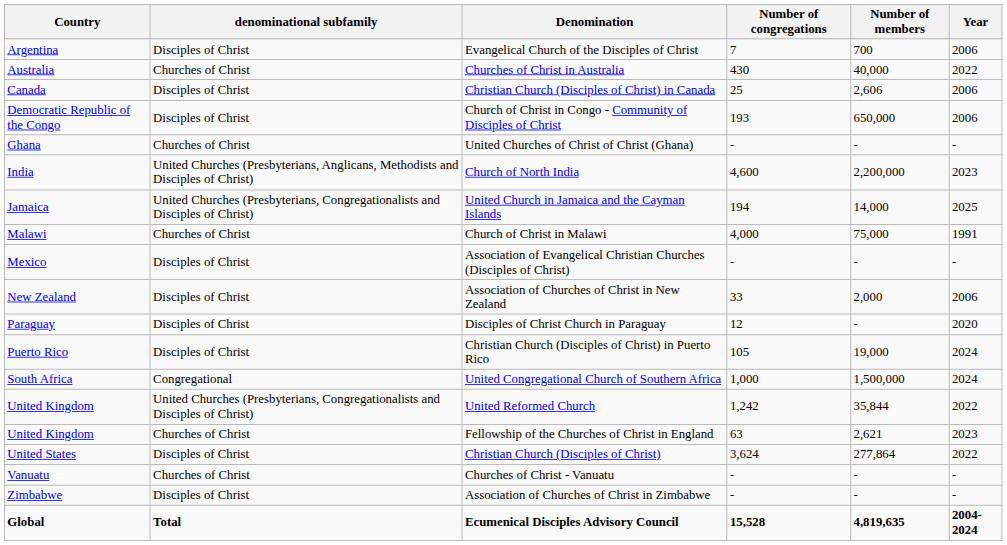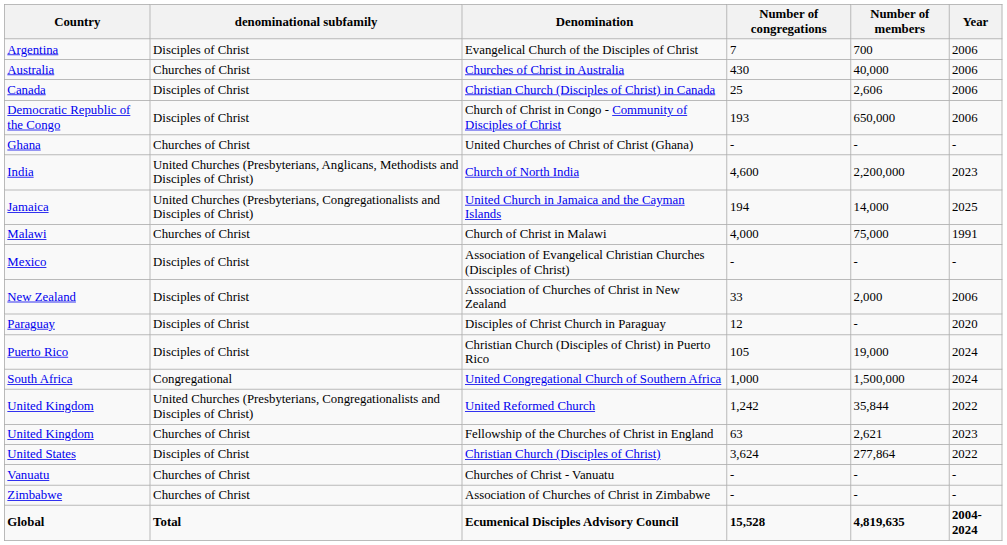(965, 69) 2022 -> (965, 69) 2006
(201, 495) Disciples of Christ -> (201, 495) Churches of Christ
